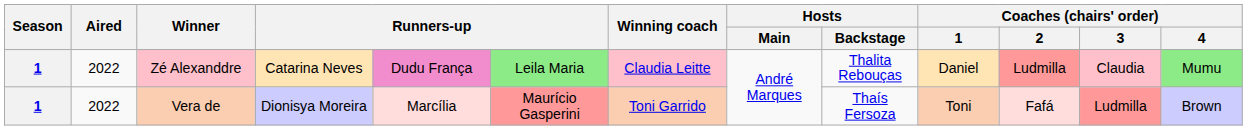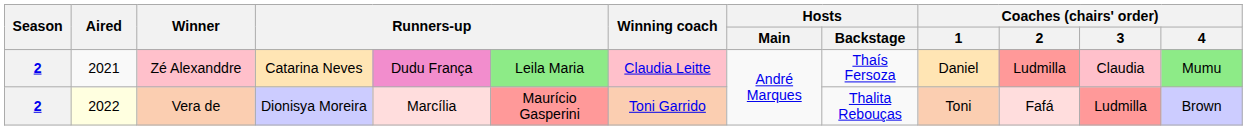(38, 68) 1 -> (38, 68) 2
(104, 68) 2022 -> (104, 68) 2021
(870, 68) Thalita Rebouças -> (870, 68) Thaís Fersoza
(38, 106) 1 -> (38, 106) 2
(104, 106) no background -> (104, 106) lightyellow background
(870, 106) Thaís Fersoza -> (870, 106) Thalita Rebouças
